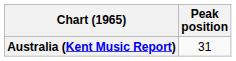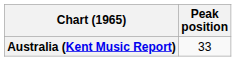(205, 46) 31 -> (205, 46) 33
